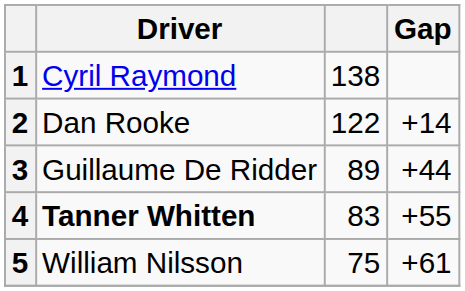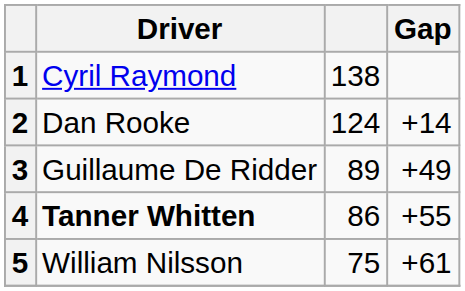(355, 122) 122 -> (355, 122) 124
(426, 169) +44 -> (426, 169) +49
(364, 216) 83 -> (364, 216) 86
